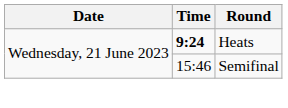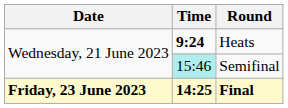(194, 66) no background -> (194, 66) paleturquoise background
+ row: (236, 90)
